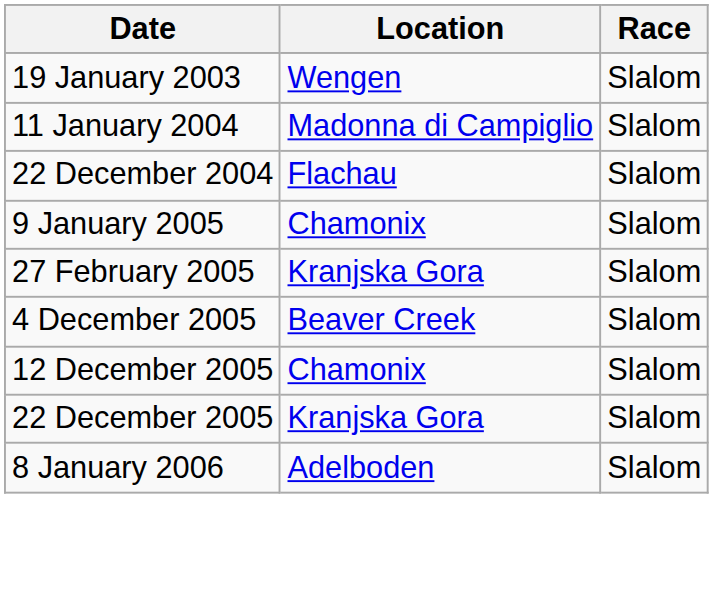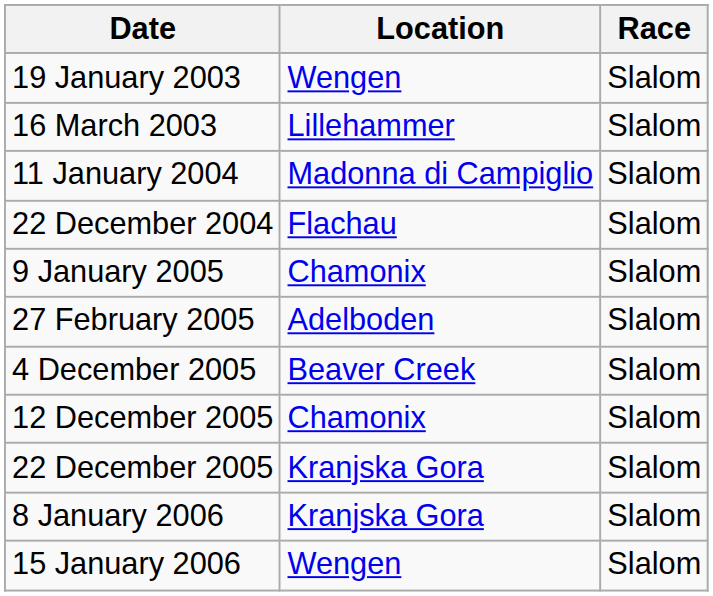+ row: (115, 126)
(386, 272) Kranjska Gora -> (361, 321) Adelboden
(361, 467) Adelboden -> (386, 516) Kranjska Gora
+ row: (126, 564)
